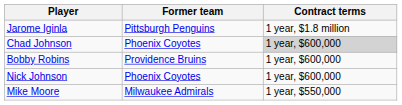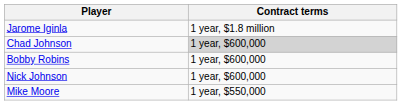- column: (193, 12)
